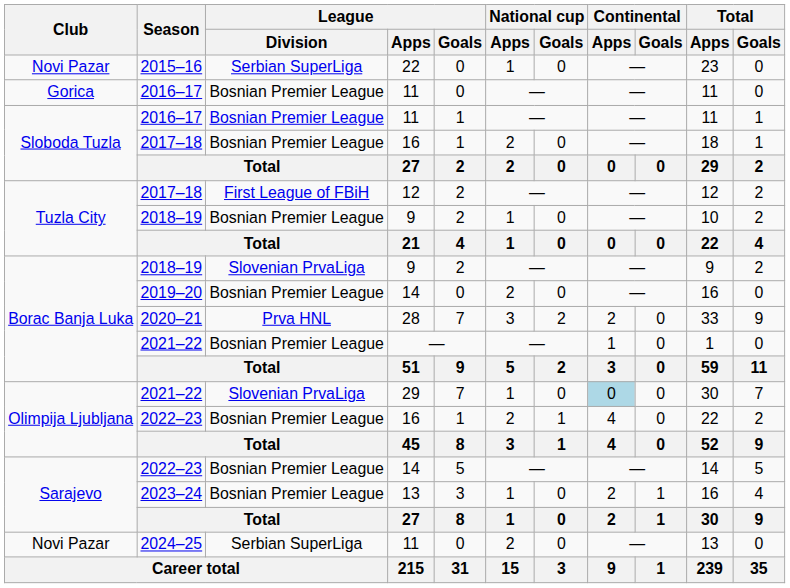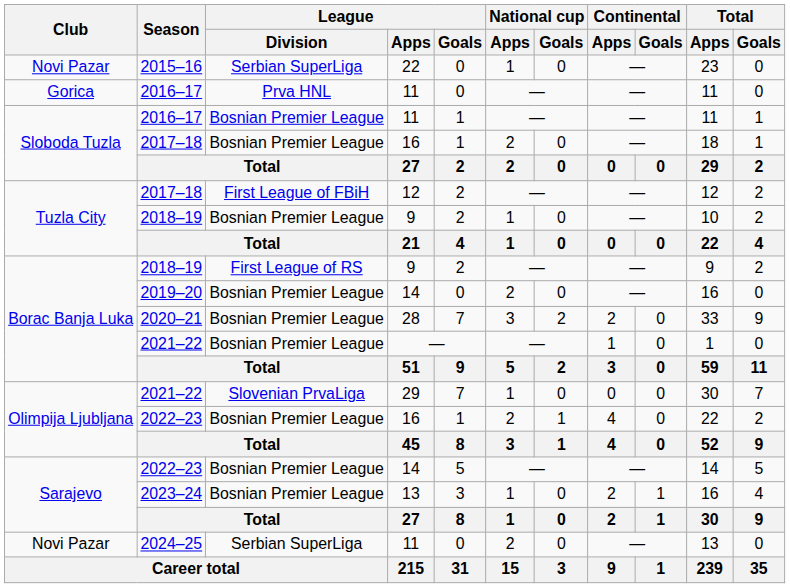(297, 92) Bosnian Premier League -> (297, 92) Prva HNL
(297, 268) Slovenian PrvaLiga -> (297, 268) First League of RS
(297, 318) Prva HNL -> (297, 318) Bosnian Premier League
(612, 393) lightblue background -> (612, 393) no background
